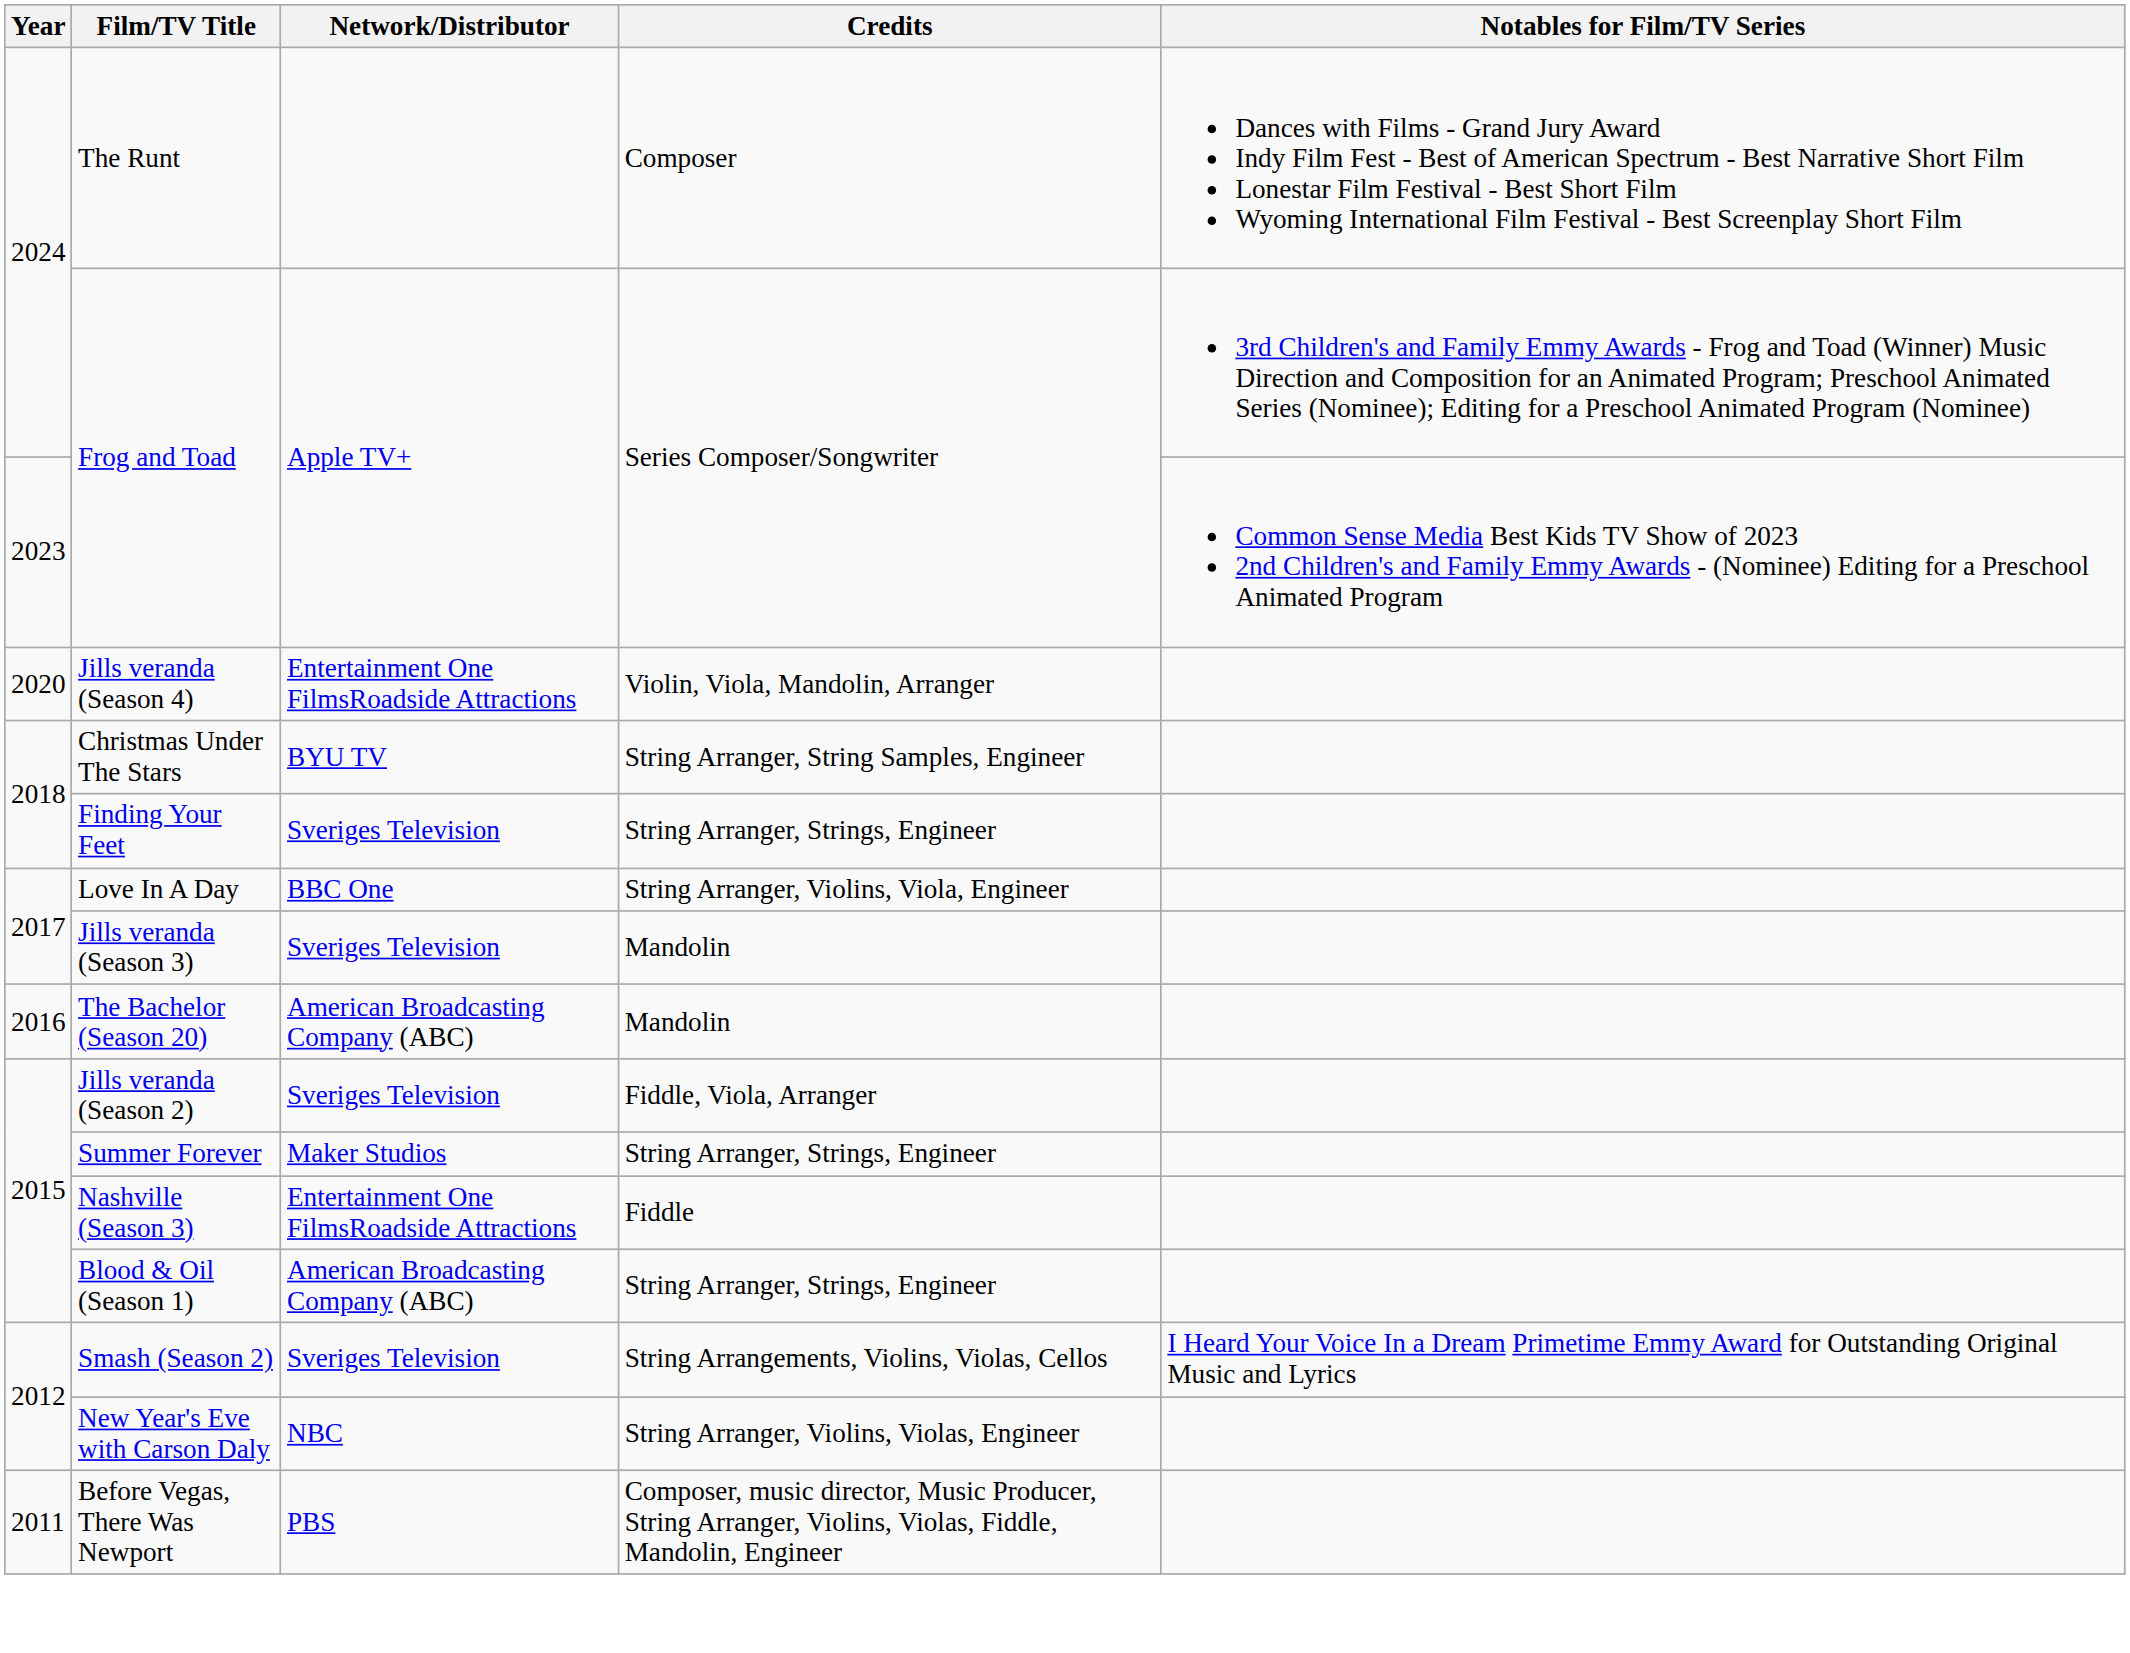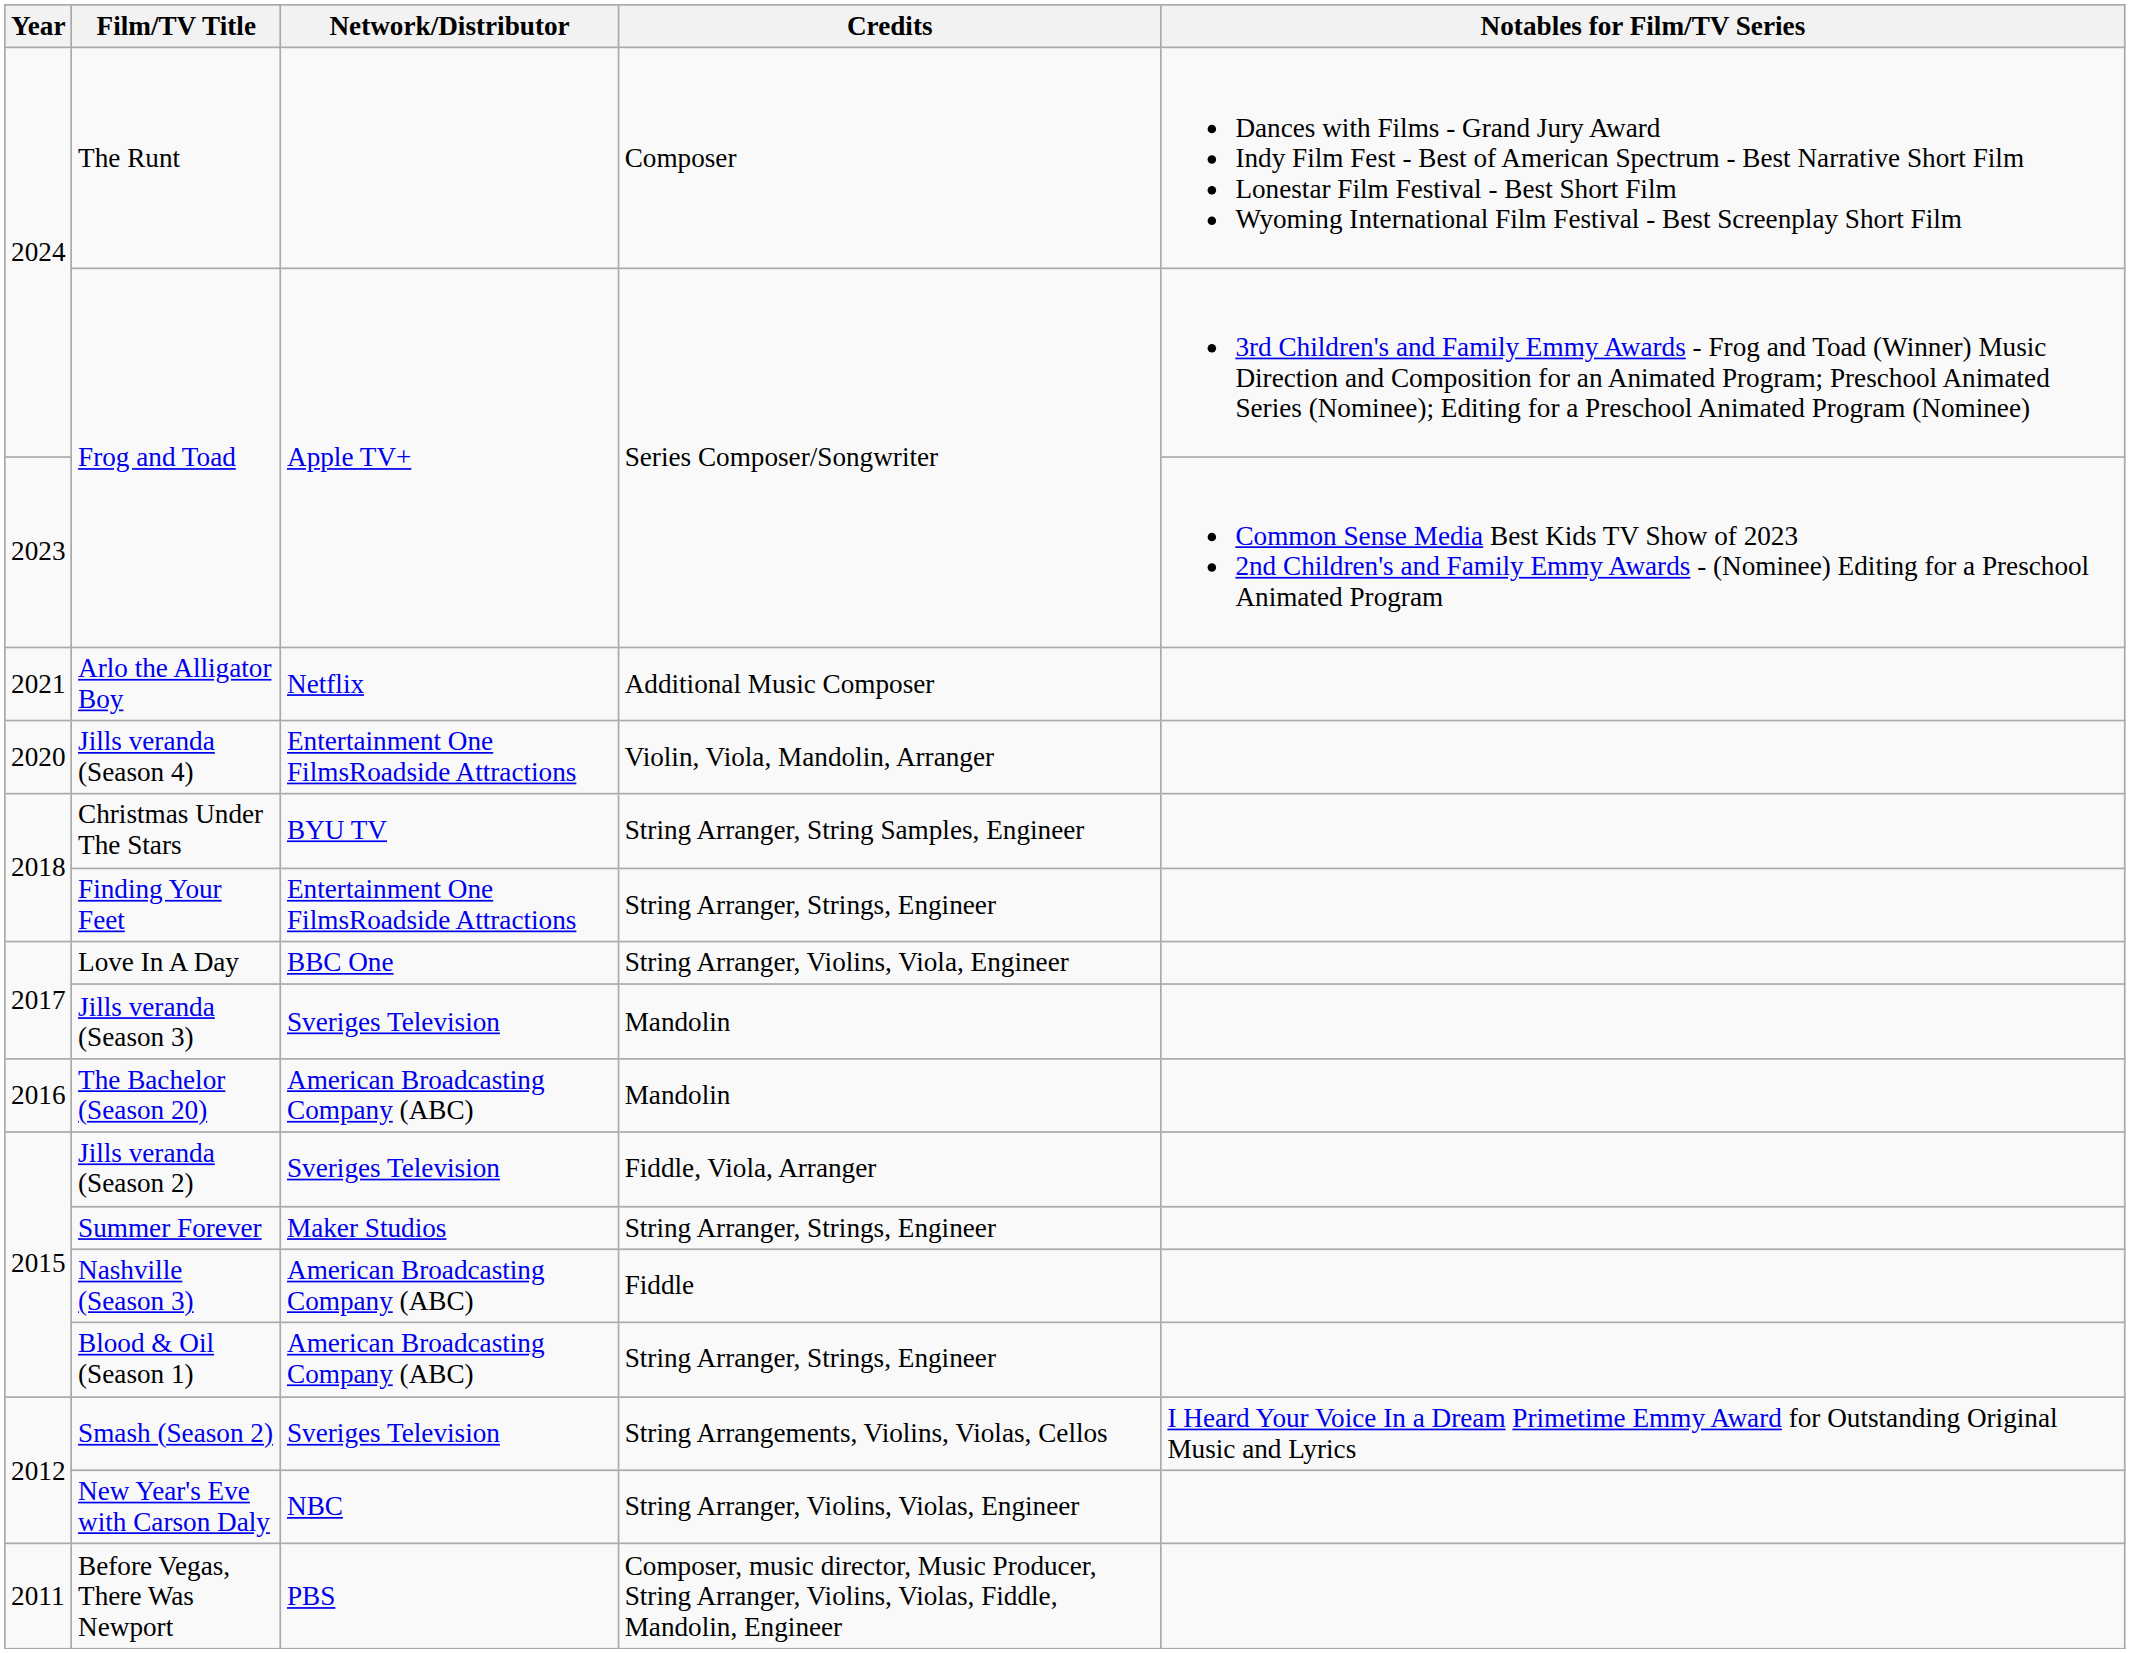+ row: (38, 683)
(393, 830) Sveriges Television -> (432, 904) Entertainment One FilmsRoadside Attractions
(432, 1211) Entertainment One FilmsRoadside Attractions -> (416, 1285) American Broadcasting Company (ABC)
